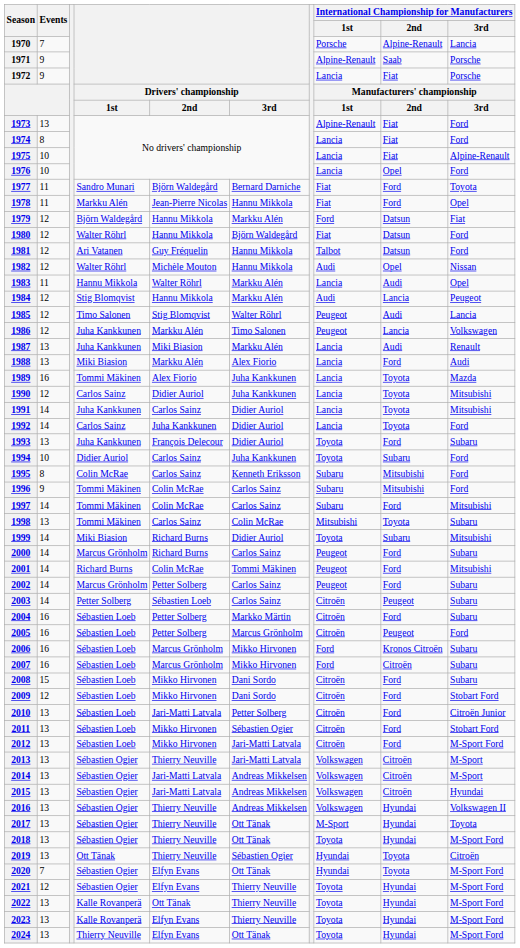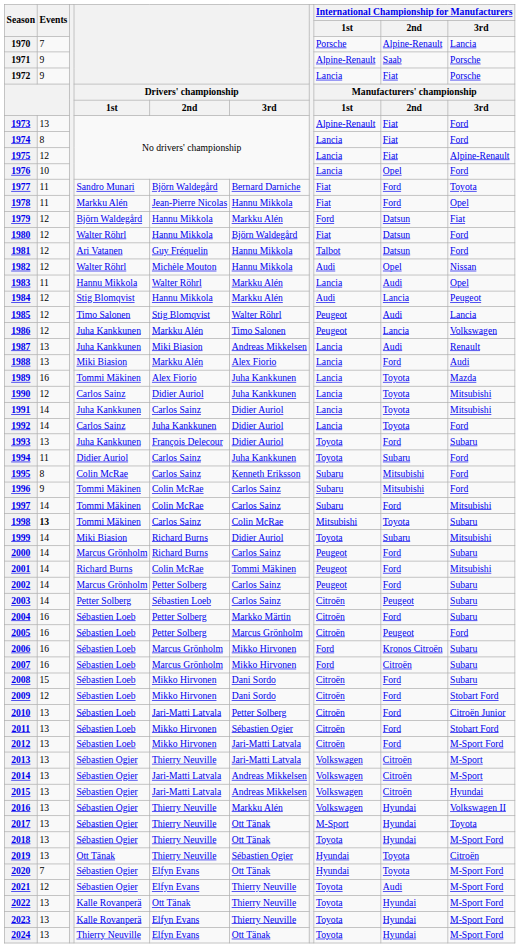(44, 156) 10 -> (44, 156) 12
(257, 347) Markku Alén -> (269, 347) Andreas Mikkelsen
(44, 458) 10 -> (44, 458) 11
(44, 522) normal -> (44, 522) bold
(269, 808) Andreas Mikkelsen -> (257, 808) Markku Alén
(399, 888) Hyundai -> (393, 888) Audi
